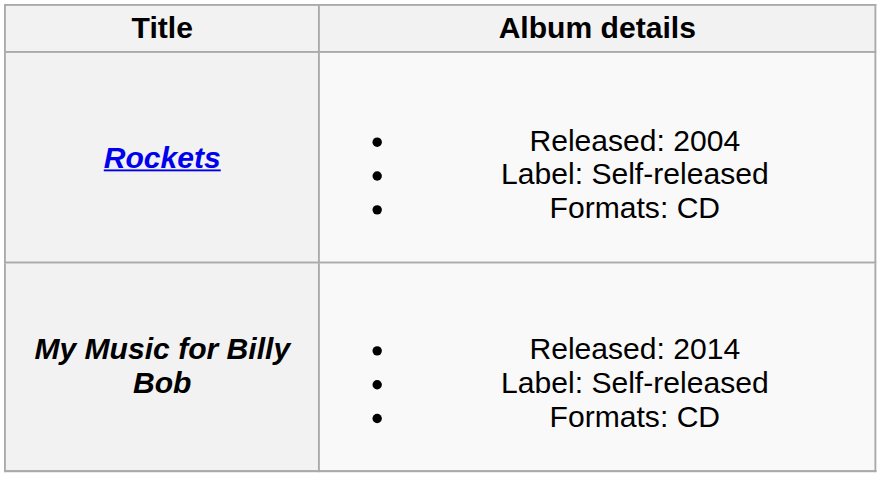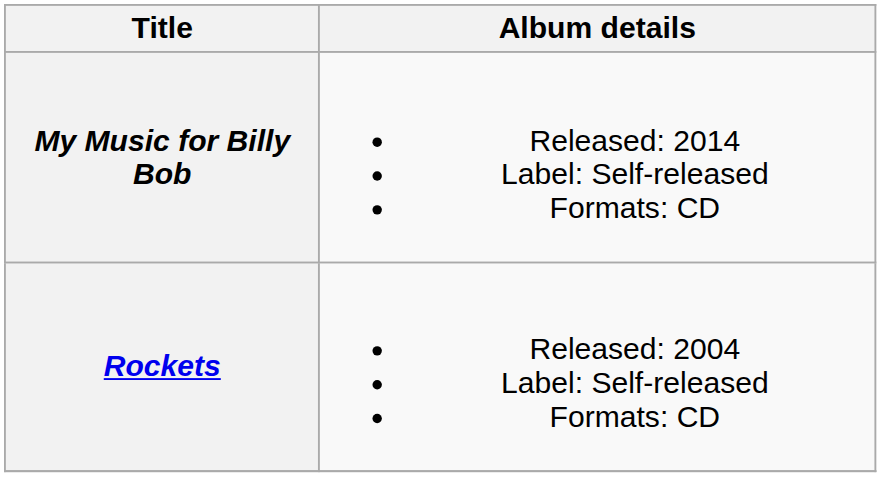rows swapped: (162, 156) <-> (162, 366)
